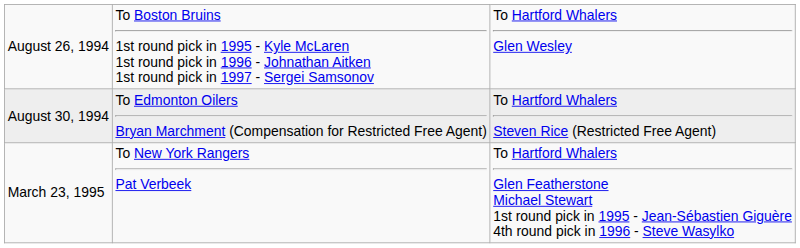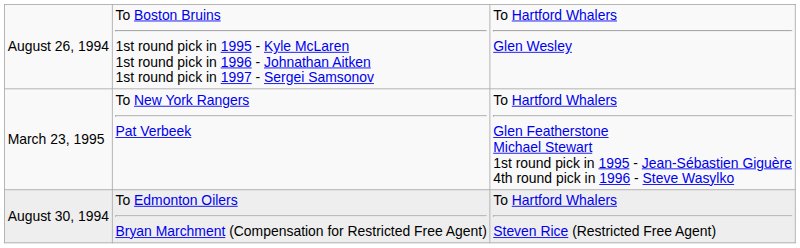rows swapped: (58, 115) <-> (56, 192)
